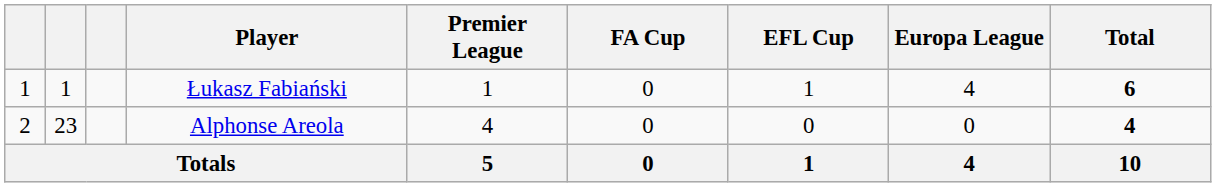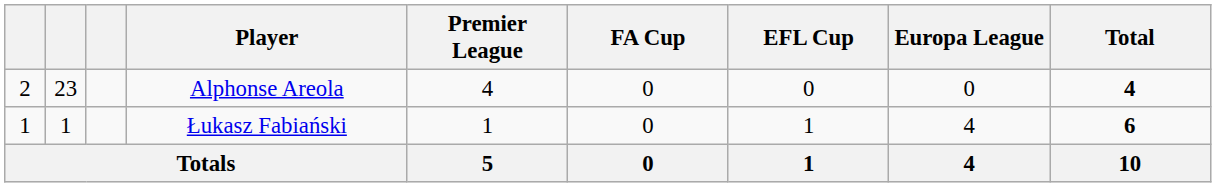rows swapped: (267, 88) <-> (267, 125)
